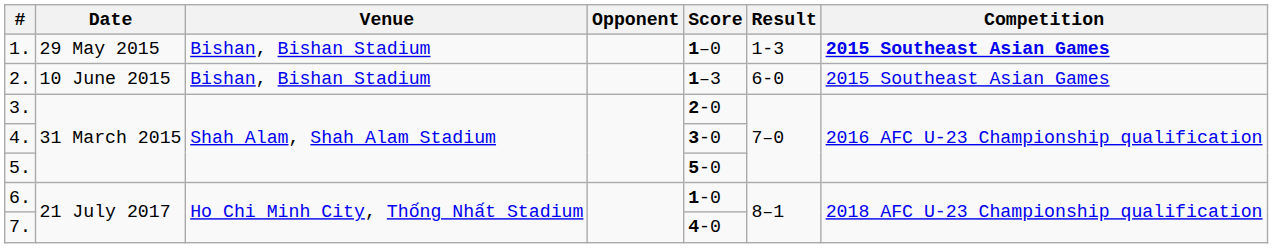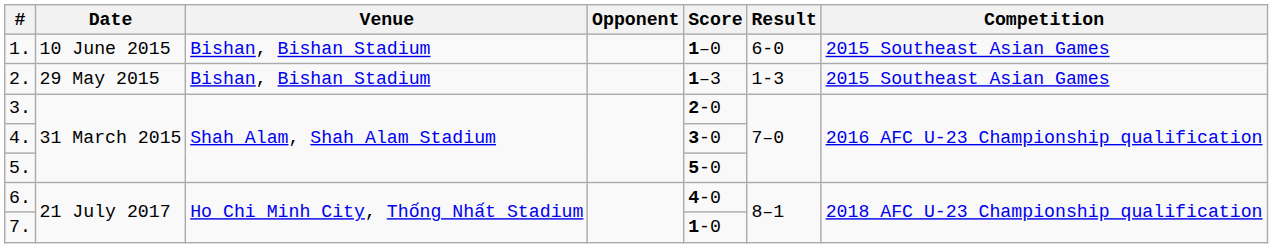(100, 49) 29 May 2015 -> (105, 49) 10 June 2015
(768, 49) 1-3 -> (768, 49) 6-0
(968, 49) bold -> (968, 49) normal
(105, 79) 10 June 2015 -> (100, 79) 29 May 2015
(768, 79) 6-0 -> (768, 79) 1-3
(705, 198) 1-0 -> (705, 198) 4-0
(705, 227) 4-0 -> (705, 227) 1-0
